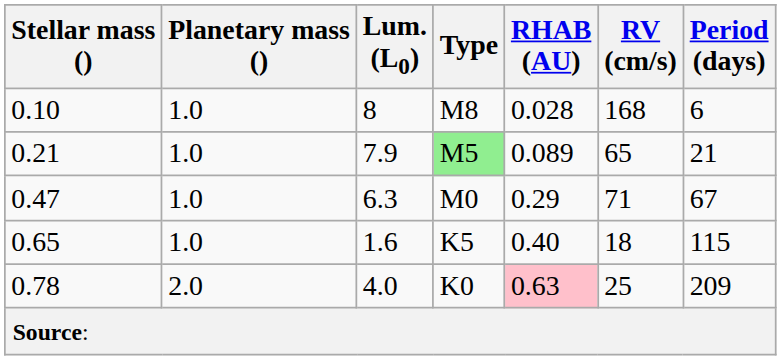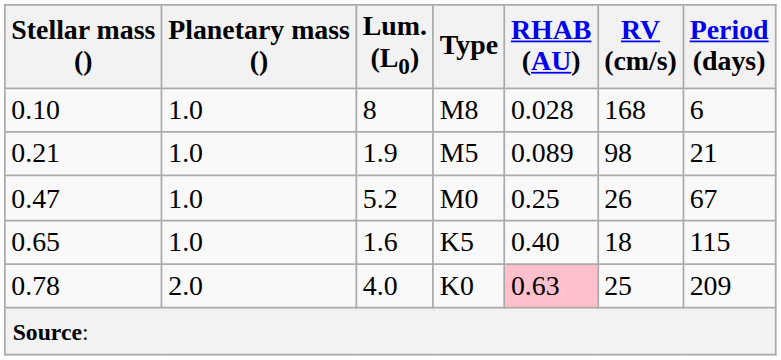(380, 153) 7.9 -> (380, 153) 1.9
(459, 153) lightgreen background -> (459, 153) no background
(618, 153) 65 -> (618, 153) 98
(380, 197) 6.3 -> (380, 197) 5.2
(535, 197) 0.29 -> (535, 197) 0.25
(618, 197) 71 -> (618, 197) 26
